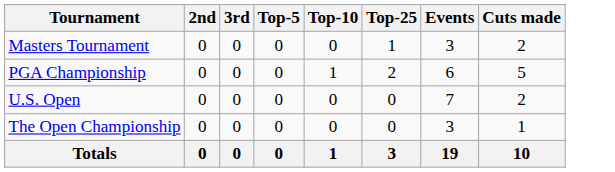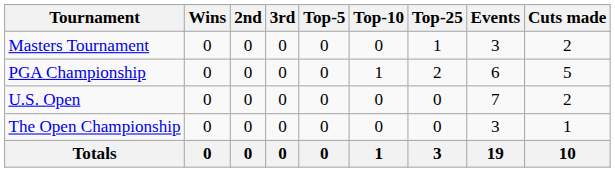+ column: (207, 18)
